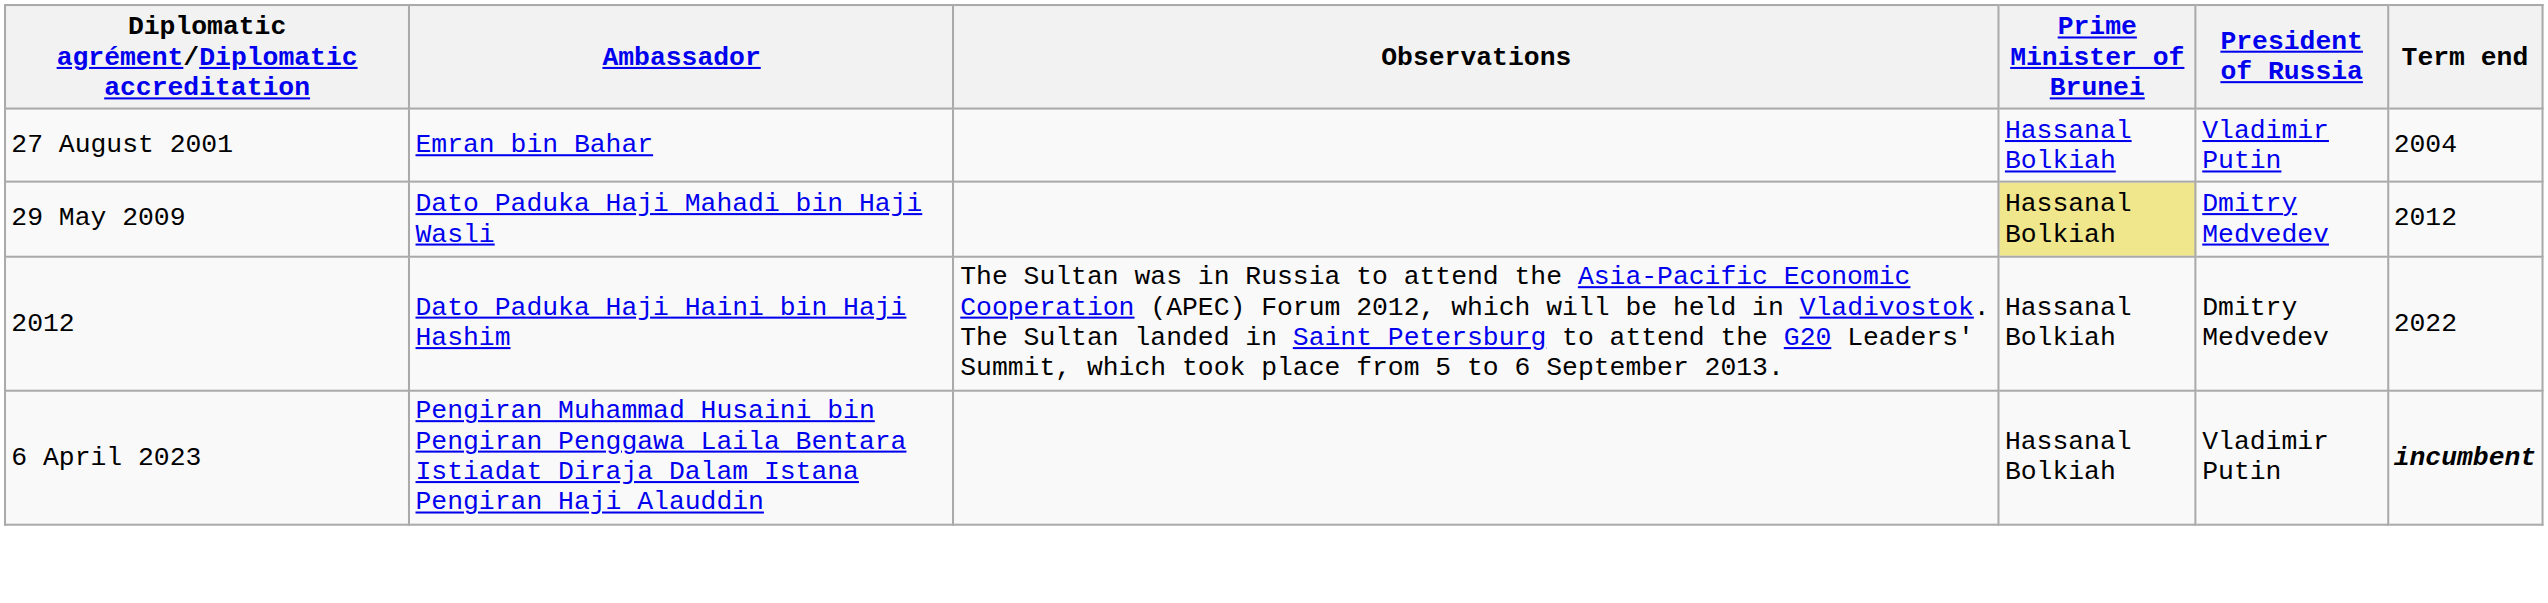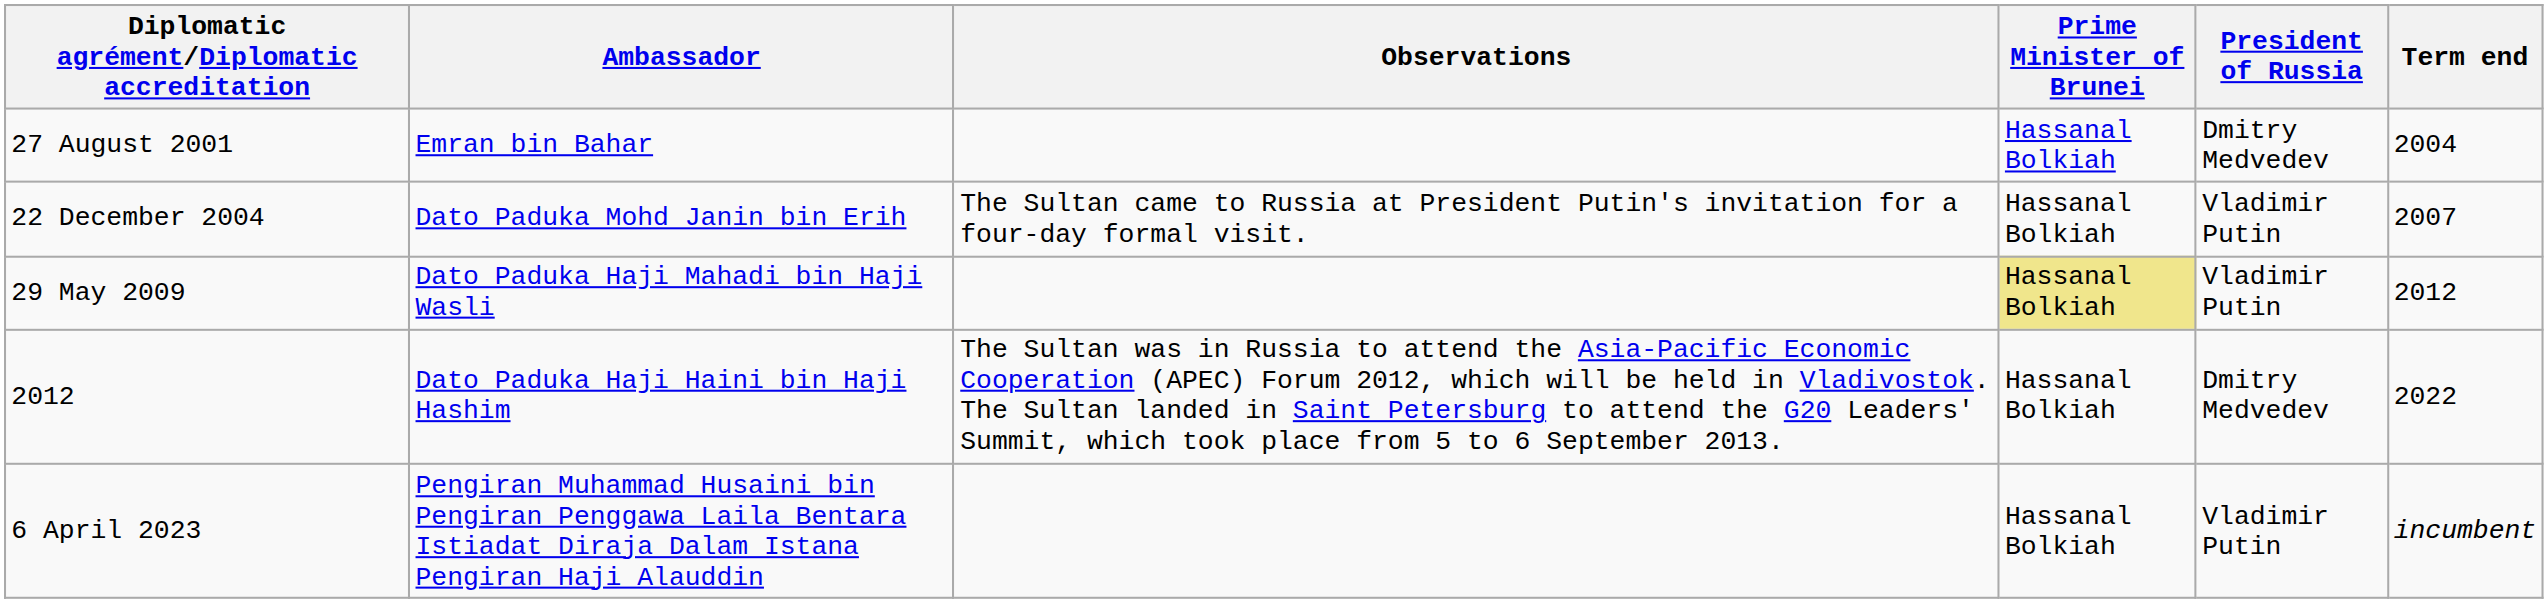(2266, 146) Vladimir Putin -> (2266, 146) Dmitry Medvedev
+ row: (138, 219)
(2266, 219) Dmitry Medvedev -> (2266, 293) Vladimir Putin
(2465, 457) bold -> (2465, 531) normal
